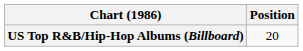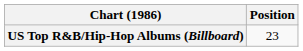(272, 35) 20 -> (272, 35) 23
